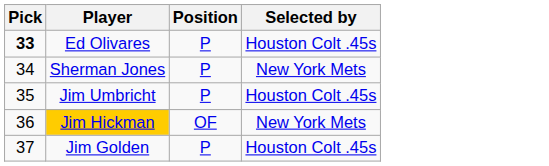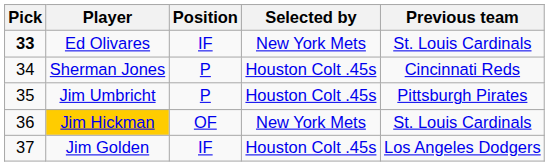+ column: (462, 17)
(205, 43) P -> (205, 43) IF
(311, 43) Houston Colt .45s -> (311, 43) New York Mets
(311, 69) New York Mets -> (311, 69) Houston Colt .45s
(205, 148) P -> (205, 148) IF
